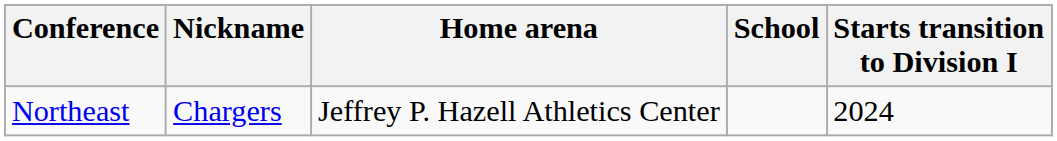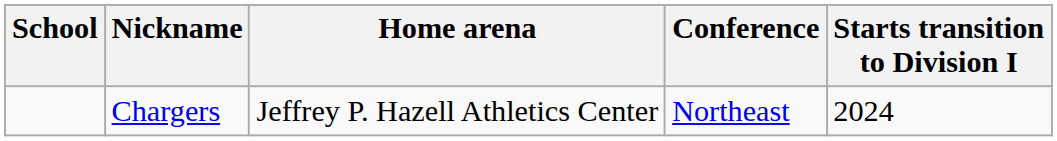columns swapped: (777, 28) <-> (86, 28)
